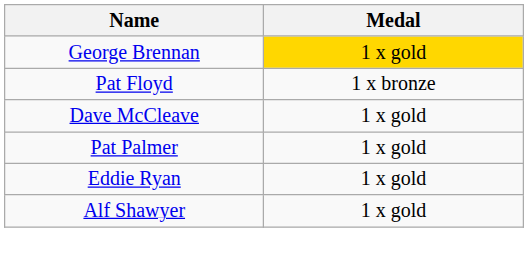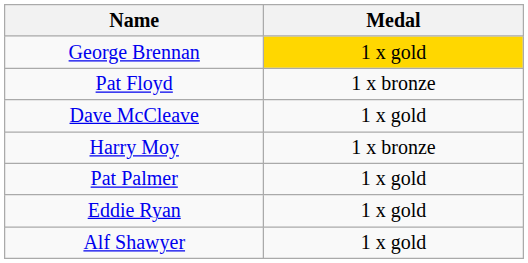+ row: (134, 147)
